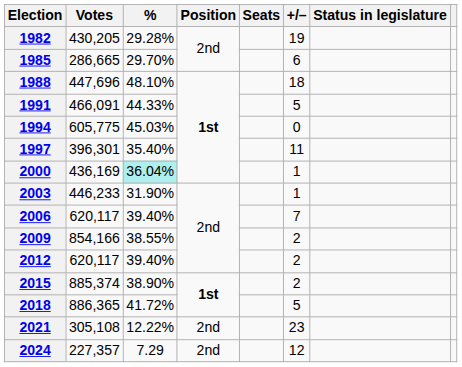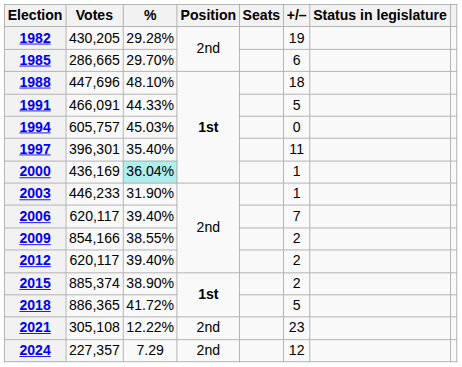(94, 127) 605,775 -> (94, 127) 605,757
